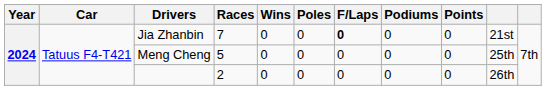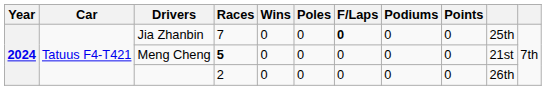(502, 34) 21st -> (502, 34) 25th
(220, 54) normal -> (220, 54) bold
(502, 54) 25th -> (502, 54) 21st
